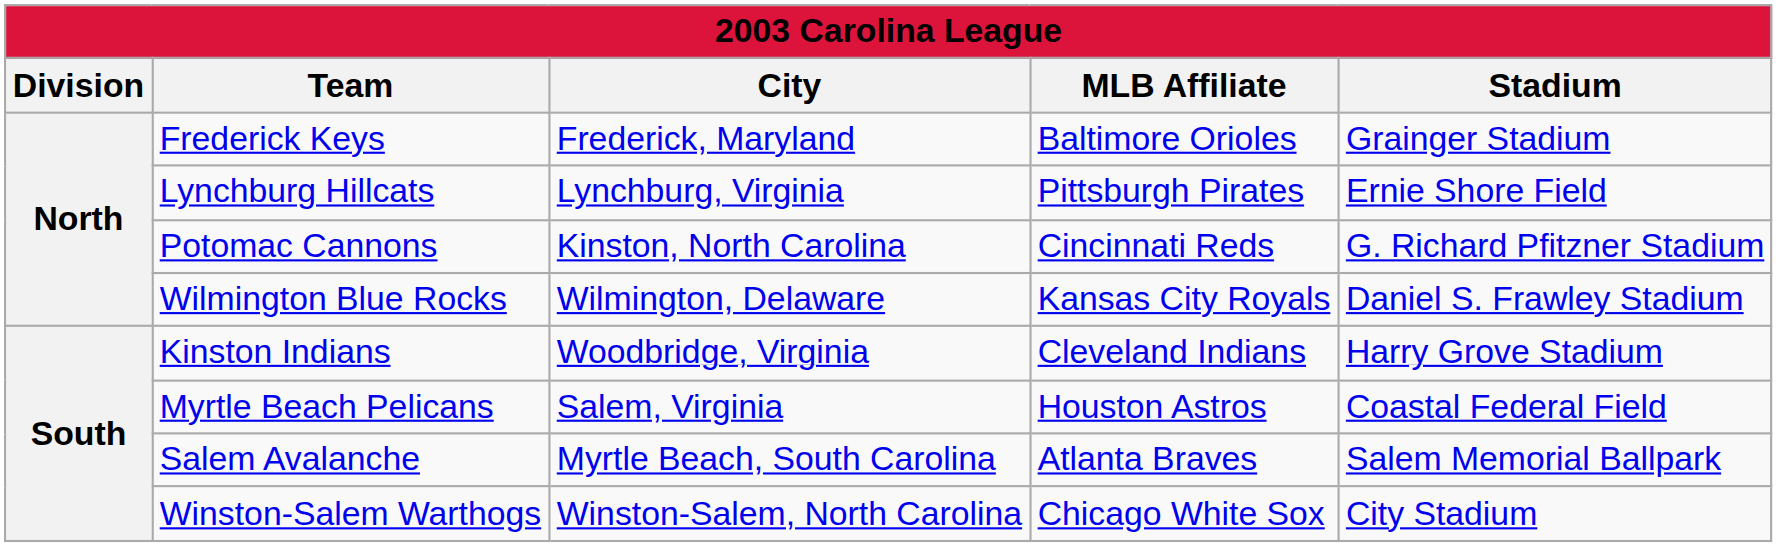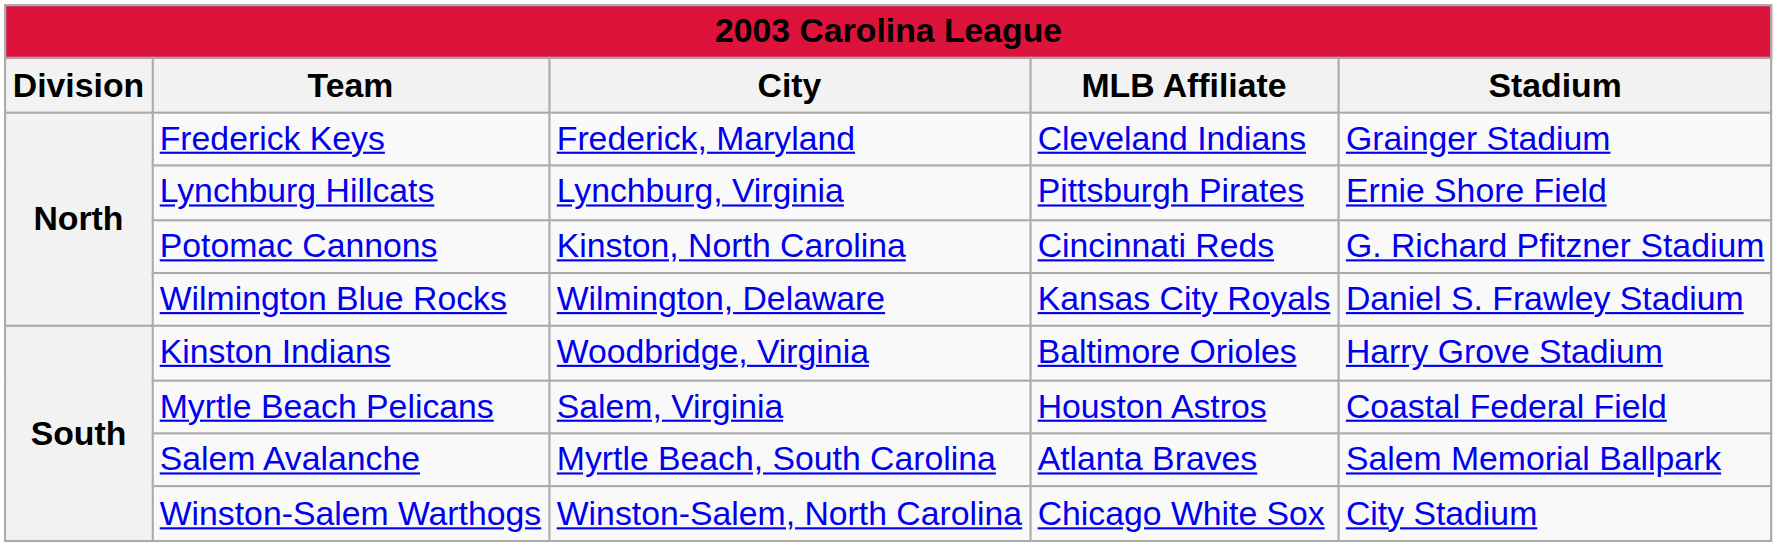(1167, 138) Baltimore Orioles -> (1172, 138) Cleveland Indians
(1172, 352) Cleveland Indians -> (1167, 352) Baltimore Orioles
